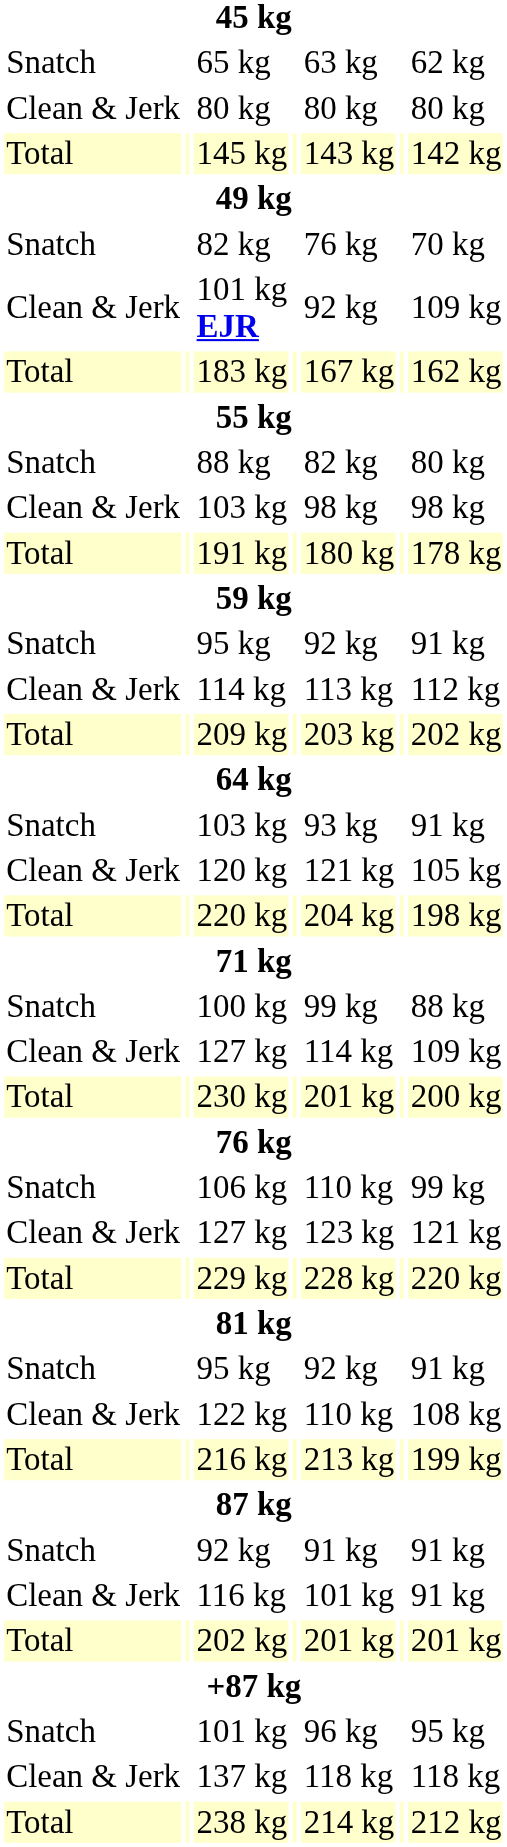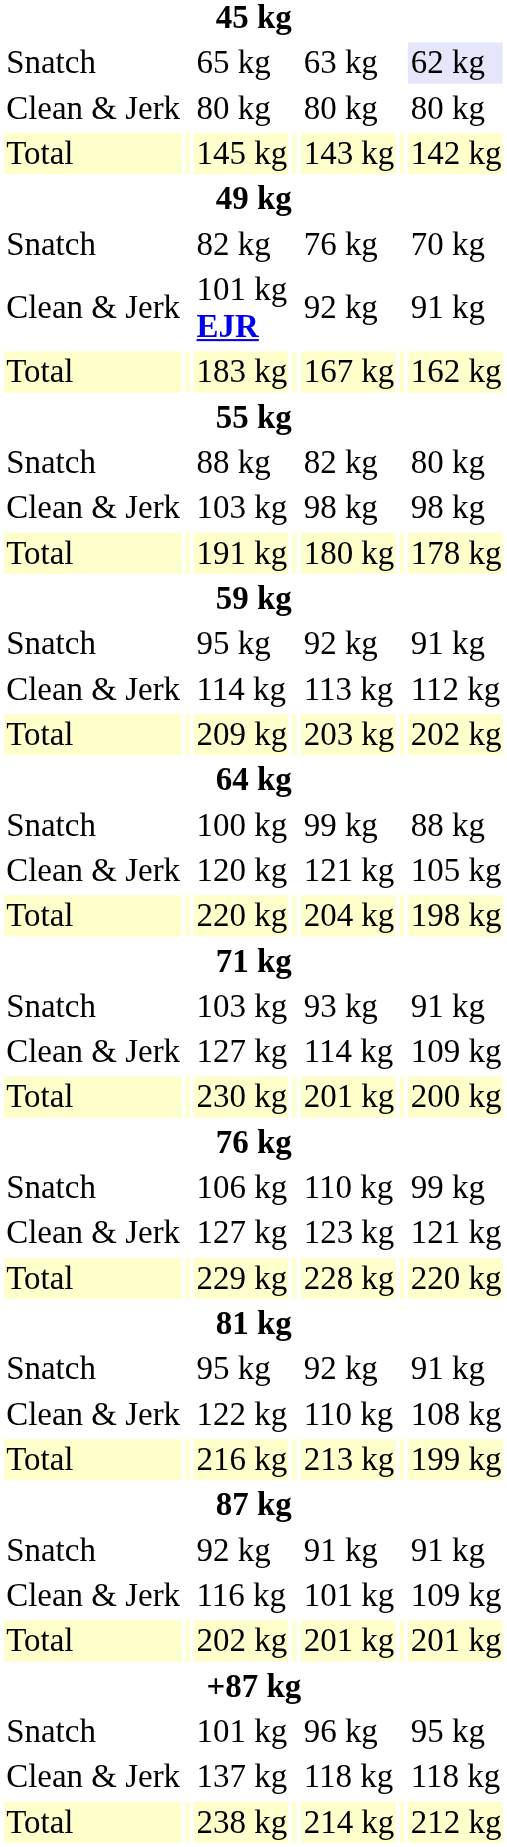(448, 62) no background -> (448, 62) lavender background
(456, 307) 109 kg -> (448, 307) 91 kg
rows swapped: (51, 1005) <-> (51, 824)
(448, 1595) 91 kg -> (456, 1595) 109 kg
